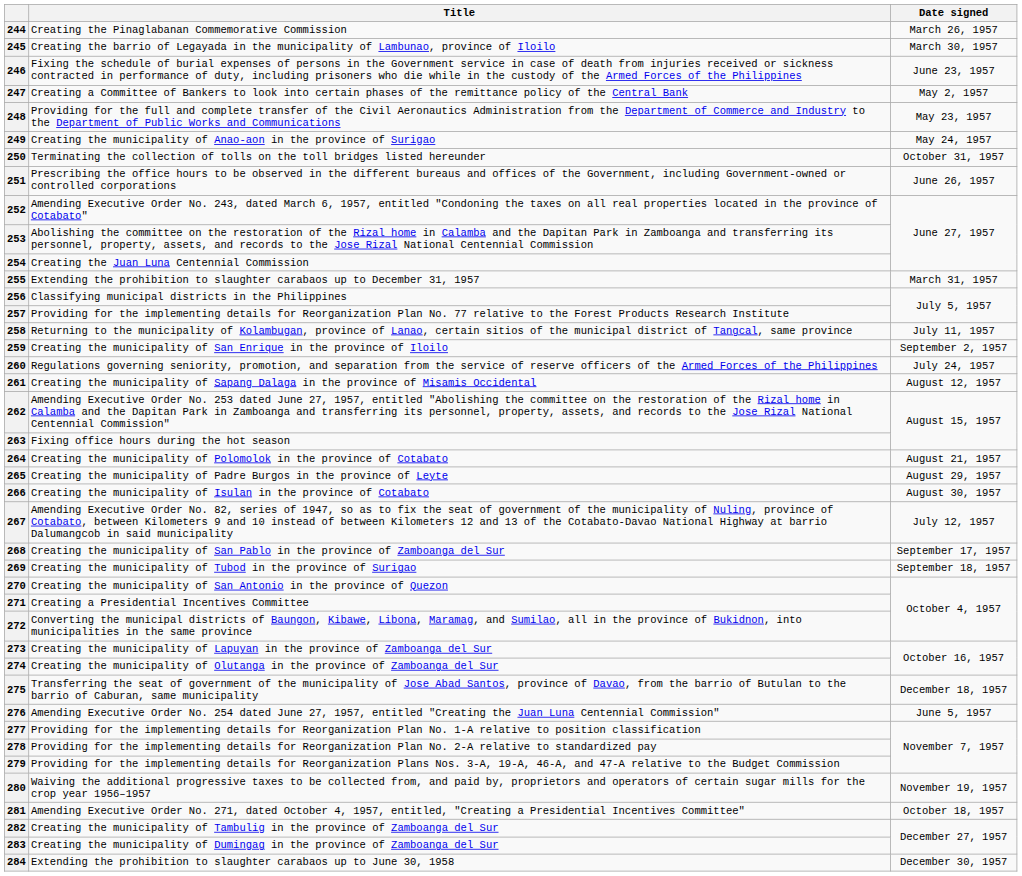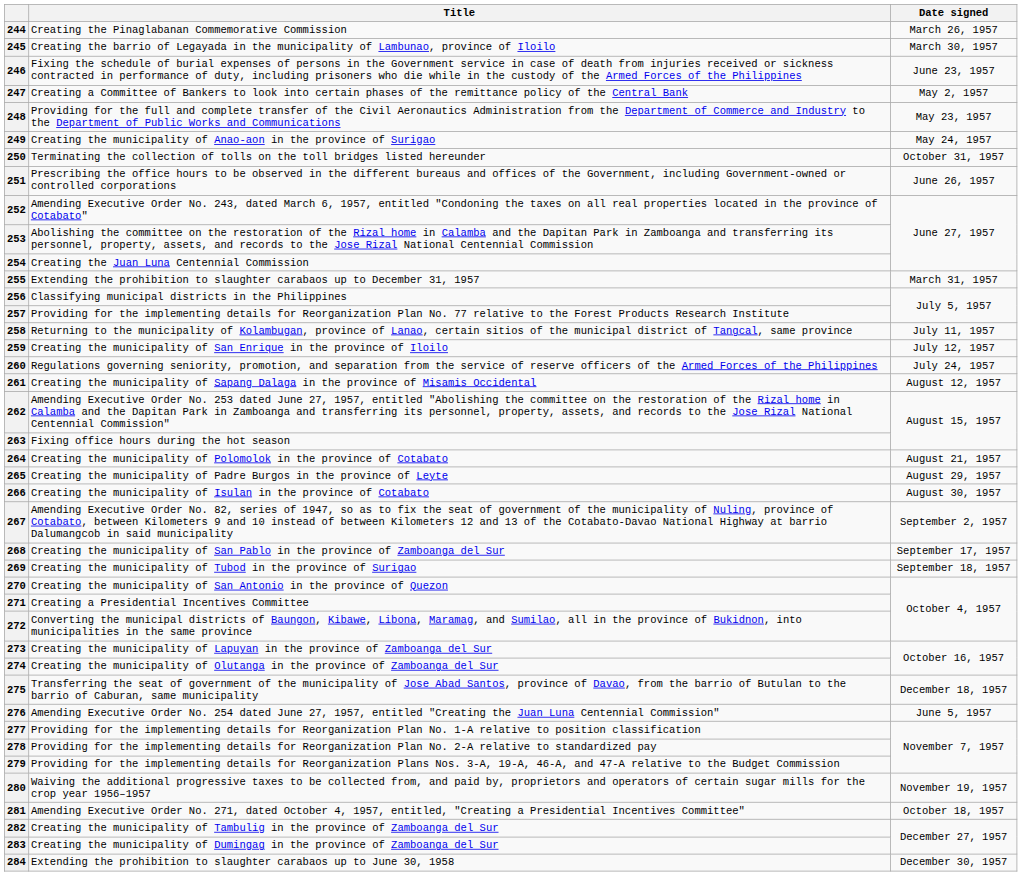(954, 348) September 2, 1957 -> (954, 348) July 12, 1957
(954, 522) July 12, 1957 -> (954, 522) September 2, 1957
